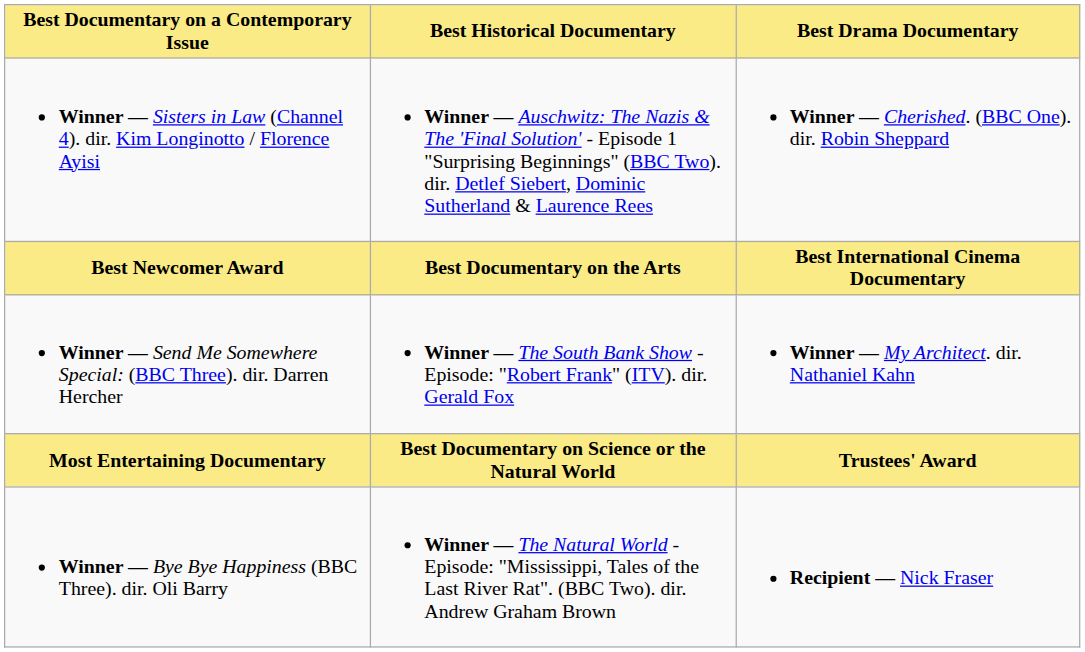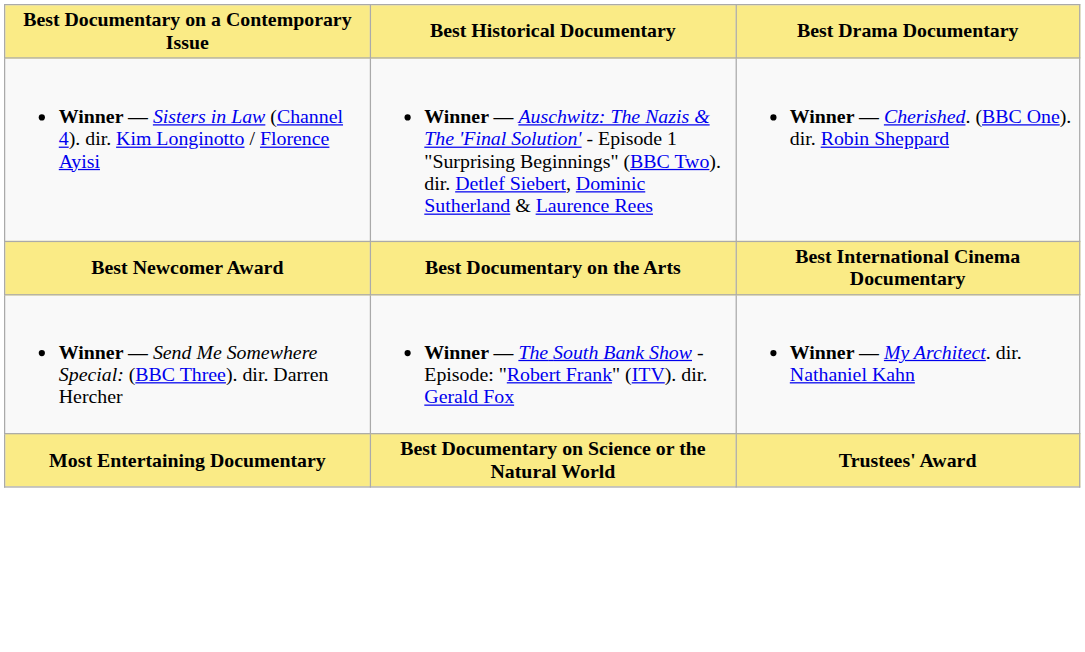- row: (187, 578)
